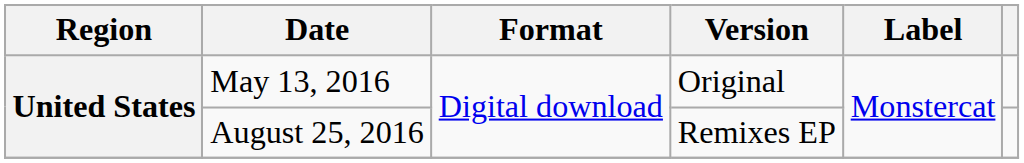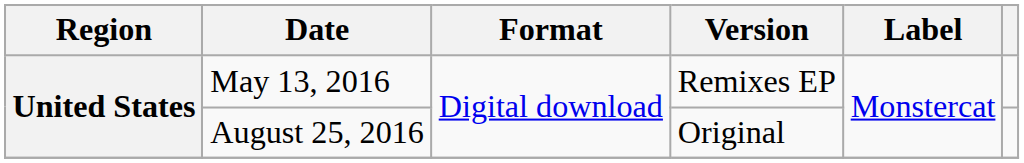(731, 81) Original -> (757, 81) Remixes EP
(757, 132) Remixes EP -> (731, 132) Original
